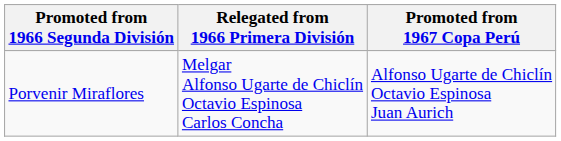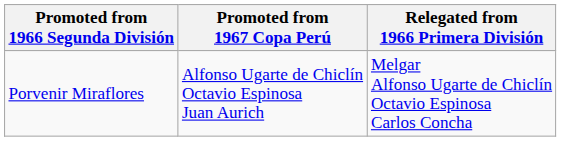columns swapped: (462, 27) <-> (272, 27)
